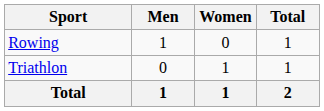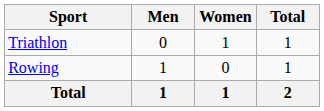rows swapped: (34, 42) <-> (38, 67)
